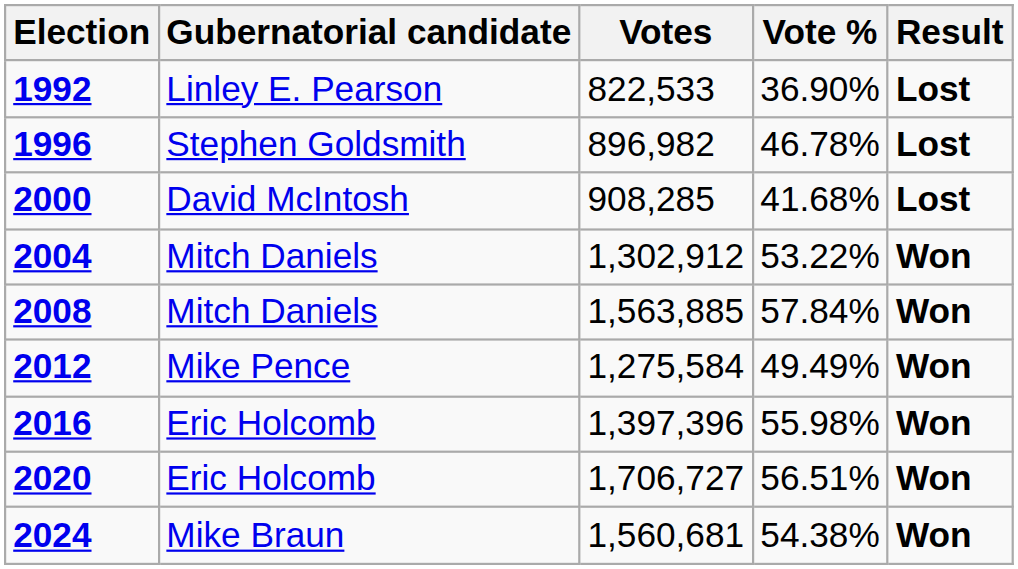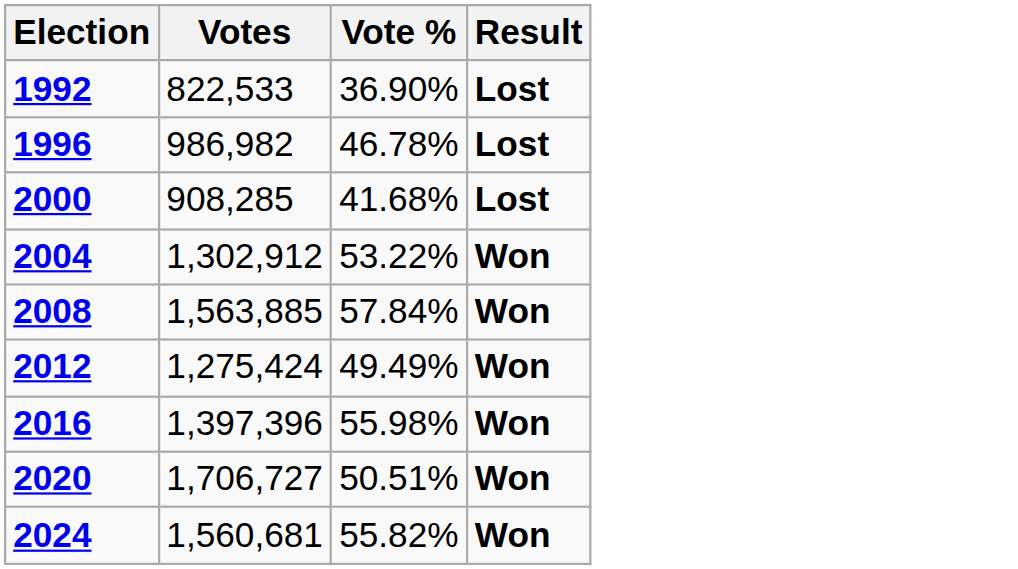- column: (369, 32)
(651, 144) 896,982 -> (230, 144) 986,982
(666, 367) 1,275,584 -> (245, 367) 1,275,424
(820, 479) 56.51% -> (399, 479) 50.51%
(820, 534) 54.38% -> (399, 534) 55.82%
